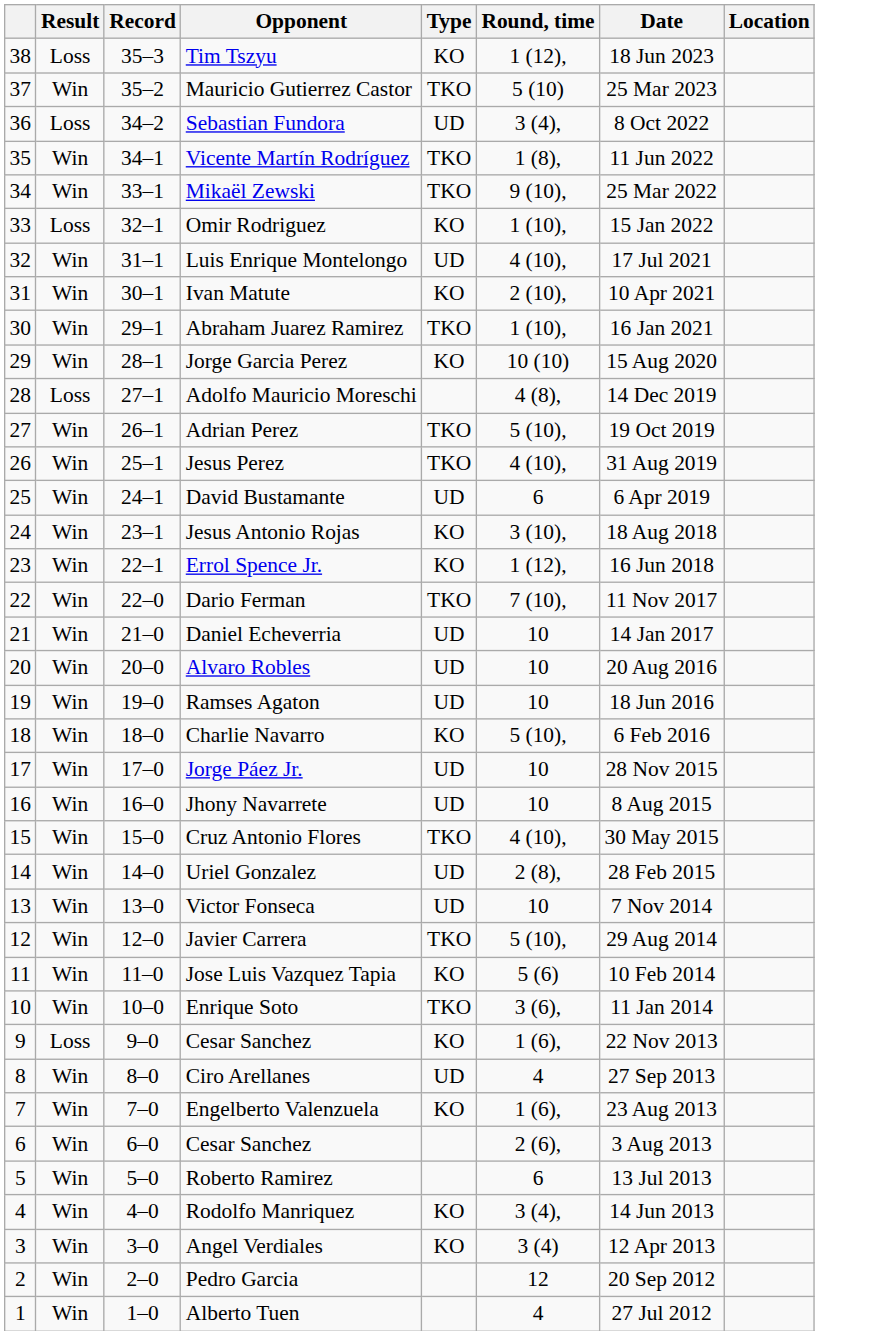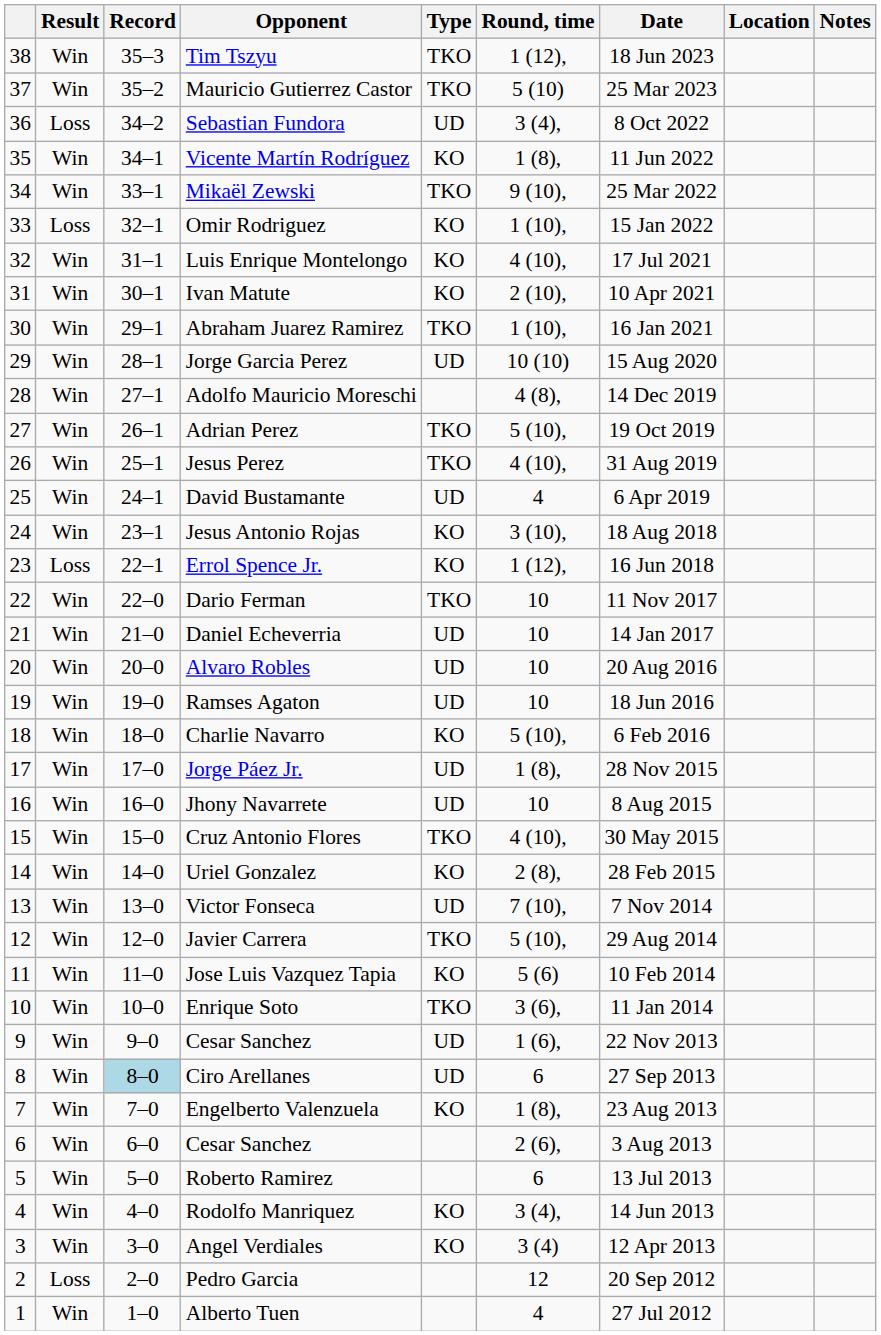+ column: (845, 21)
(70, 55) Loss -> (70, 55) Win
(449, 55) KO -> (449, 55) TKO
(449, 157) TKO -> (449, 157) KO
(449, 259) UD -> (449, 259) KO
(449, 361) KO -> (449, 361) UD
(70, 395) Loss -> (70, 395) Win
(538, 497) 6 -> (538, 497) 4
(70, 565) Win -> (70, 565) Loss
(538, 599) 7 (10), -> (538, 599) 10
(538, 769) 10 -> (538, 769) 1 (8),
(449, 871) UD -> (449, 871) KO
(538, 905) 10 -> (538, 905) 7 (10),
(70, 1041) Loss -> (70, 1041) Win
(449, 1041) KO -> (449, 1041) UD
(143, 1075) no background -> (143, 1075) lightblue background
(538, 1075) 4 -> (538, 1075) 6
(538, 1109) 1 (6), -> (538, 1109) 1 (8),
(70, 1279) Win -> (70, 1279) Loss
